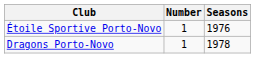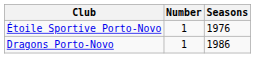(218, 45) 1978 -> (218, 45) 1986
